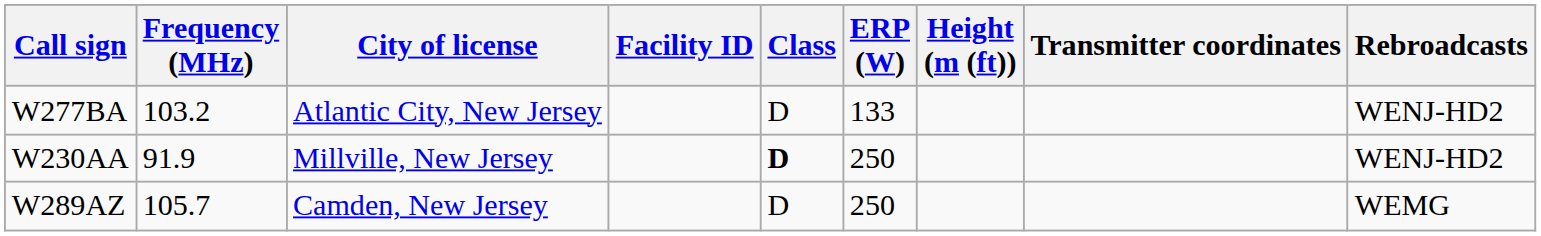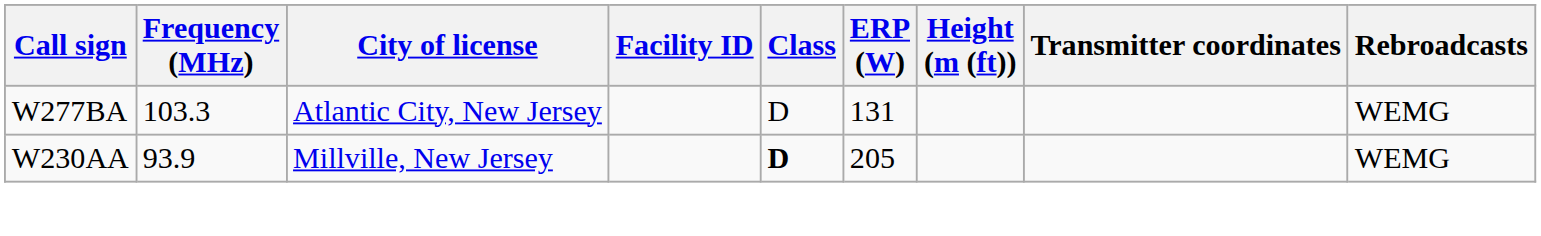(177, 109) 103.2 -> (177, 109) 103.3
(872, 109) 133 -> (872, 109) 131
(1429, 109) WENJ-HD2 -> (1402, 109) WEMG
(169, 157) 91.9 -> (169, 157) 93.9
(872, 157) 250 -> (872, 157) 205
(1429, 157) WENJ-HD2 -> (1402, 157) WEMG
- row: (69, 205)
